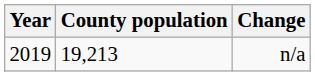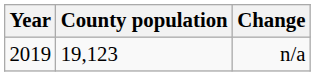(89, 53) 19,213 -> (89, 53) 19,123
